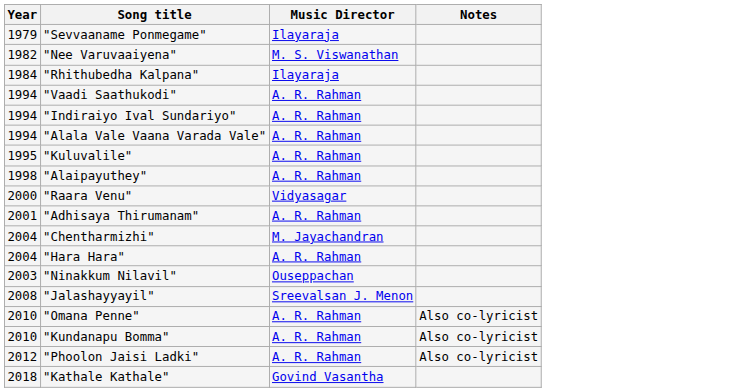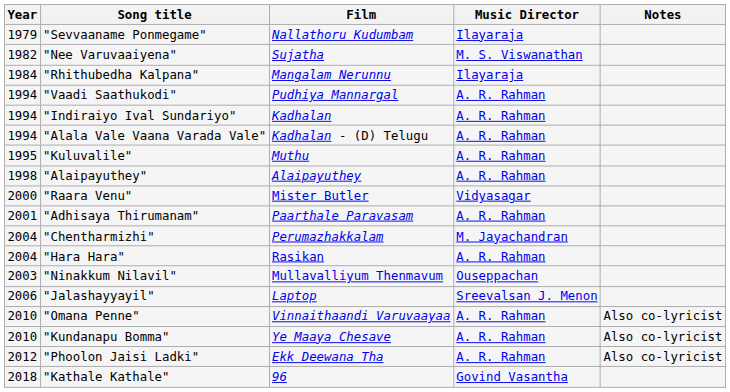+ column: (361, 15)
(22, 296) 2008 -> (22, 296) 2006
